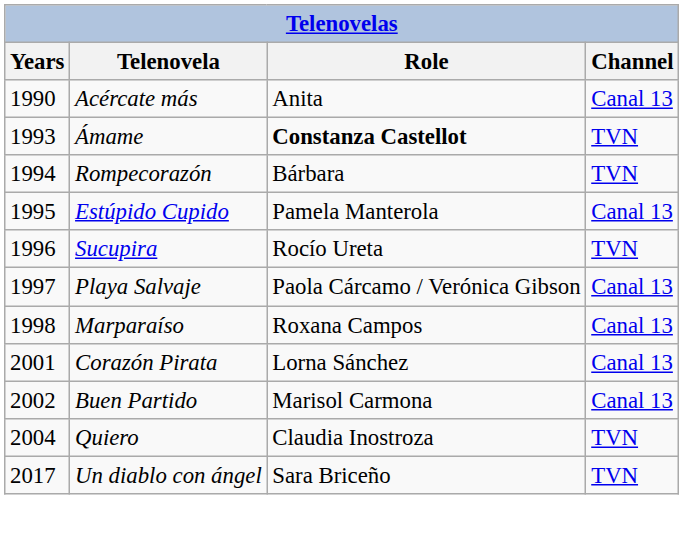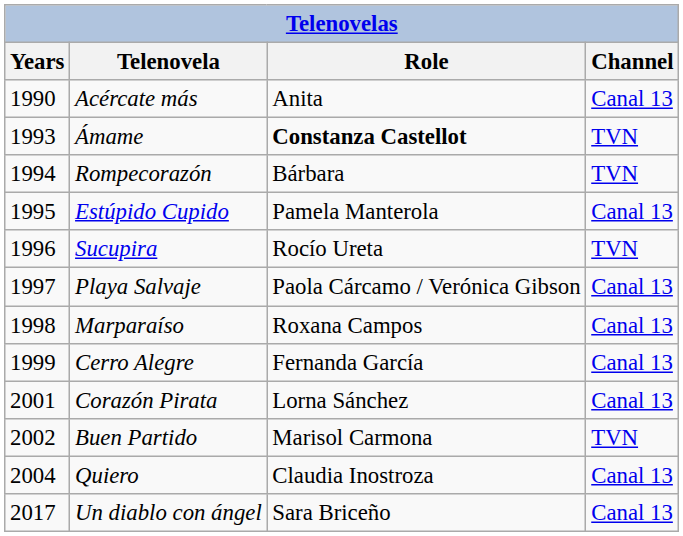+ row: (134, 361)
(632, 399) Canal 13 -> (615, 437) TVN
(615, 437) TVN -> (632, 474) Canal 13
(615, 474) TVN -> (632, 512) Canal 13
